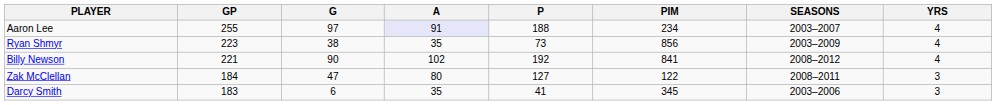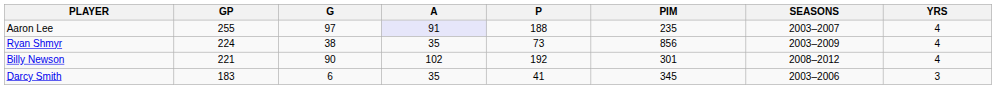(670, 28) 234 -> (668, 28) 235
(230, 44) 223 -> (226, 44) 224
(670, 60) 841 -> (668, 60) 301
- row: (39, 76)
